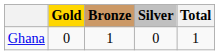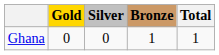columns swapped: (156, 15) <-> (110, 15)
